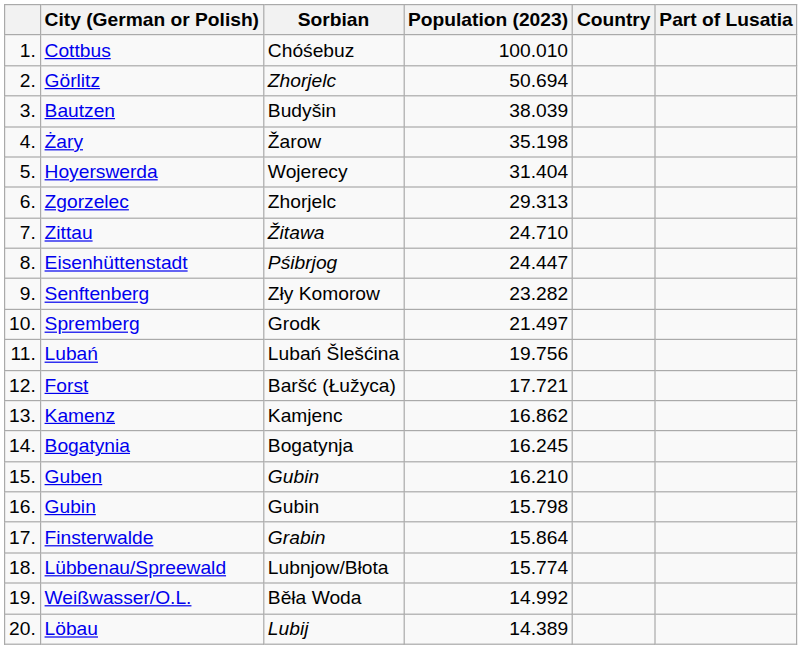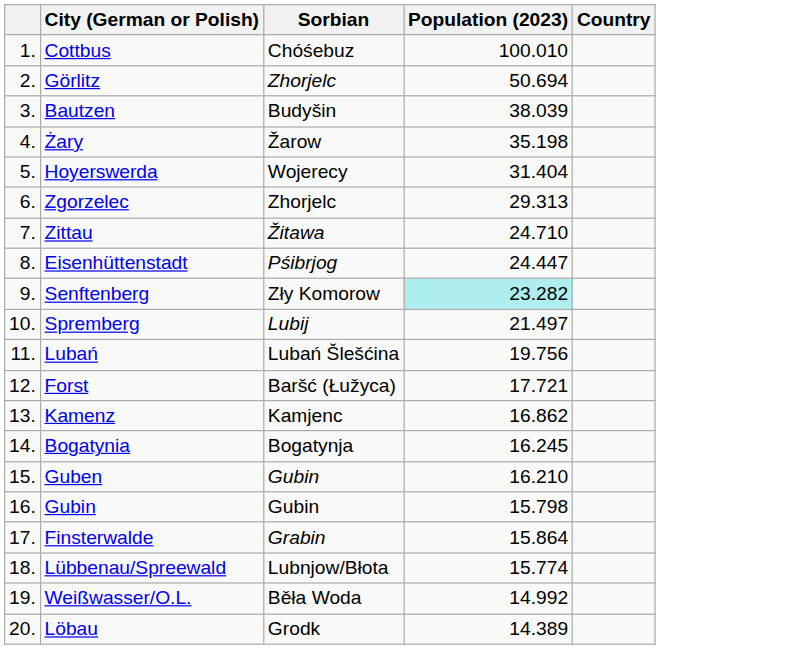- column: (726, 19)
(539, 293) no background -> (539, 293) paleturquoise background
(294, 324) Grodk -> (288, 324) Lubij
(288, 628) Lubij -> (294, 628) Grodk
